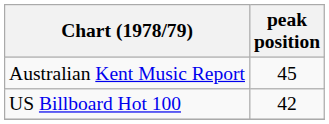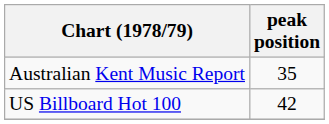(287, 72) 45 -> (287, 72) 35
